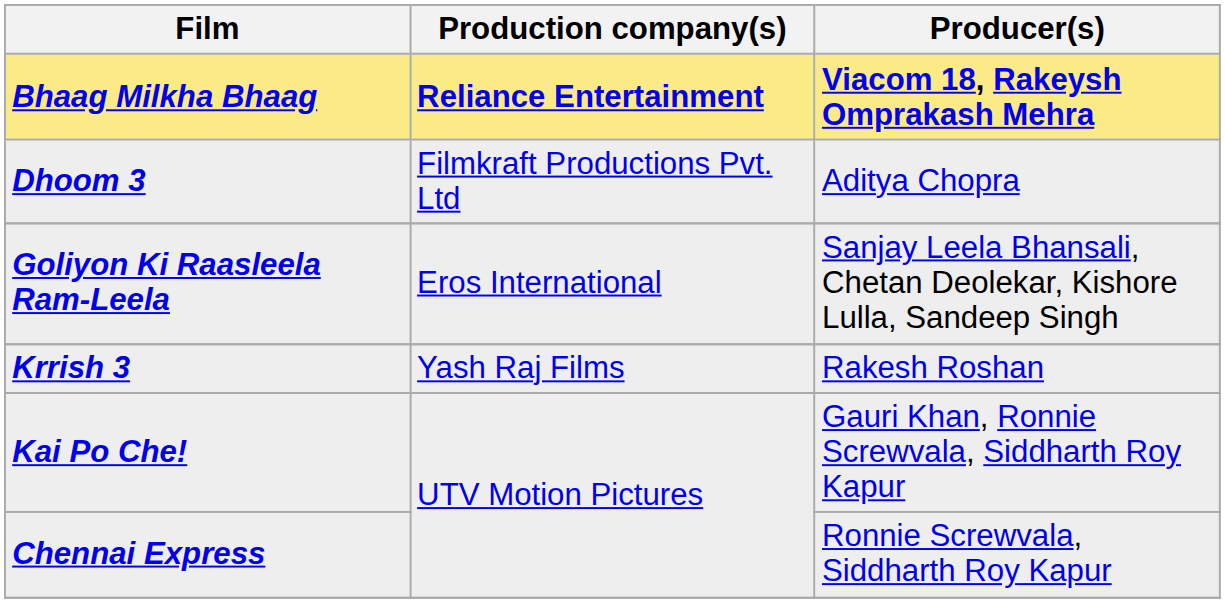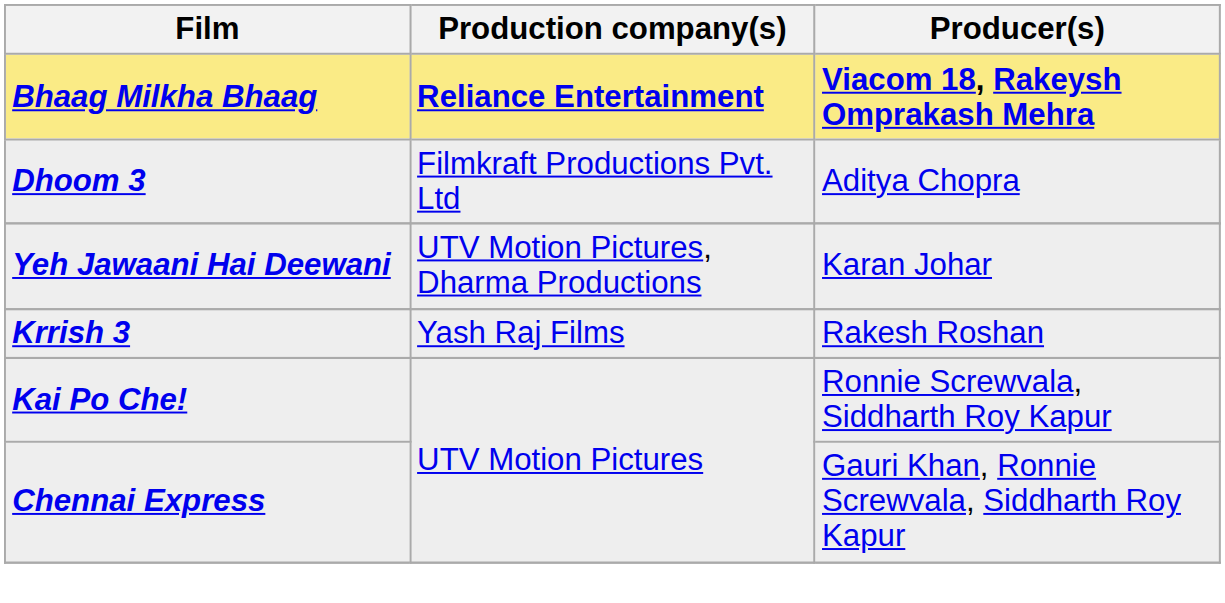+ row: (201, 265)
- row: (166, 282)
(1002, 452) Gauri Khan, Ronnie Screwvala, Siddharth Roy Kapur -> (967, 399) Ronnie Screwvala, Siddharth Roy Kapur
(967, 554) Ronnie Screwvala, Siddharth Roy Kapur -> (1002, 501) Gauri Khan, Ronnie Screwvala, Siddharth Roy Kapur
